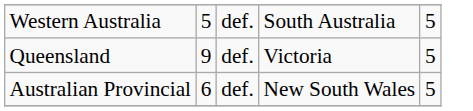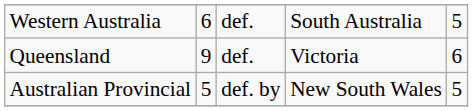(206, 21) 5 -> (206, 21) 6
(430, 55) 5 -> (457, 55) 6
(206, 88) 6 -> (206, 88) 5
(238, 88) def. -> (251, 88) def. by
